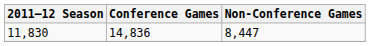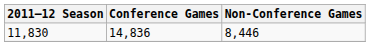(242, 32) 8,447 -> (242, 32) 8,446
